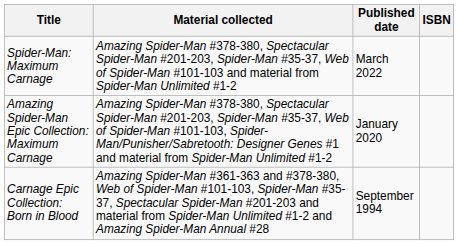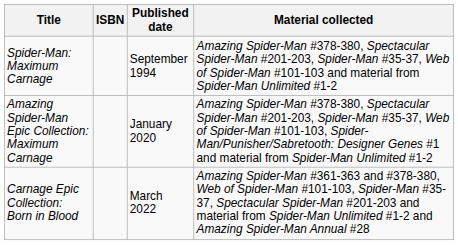columns swapped: (223, 20) <-> (437, 20)
(372, 65) March 2022 -> (159, 65) September 1994
(385, 203) September 1994 -> (146, 203) March 2022
